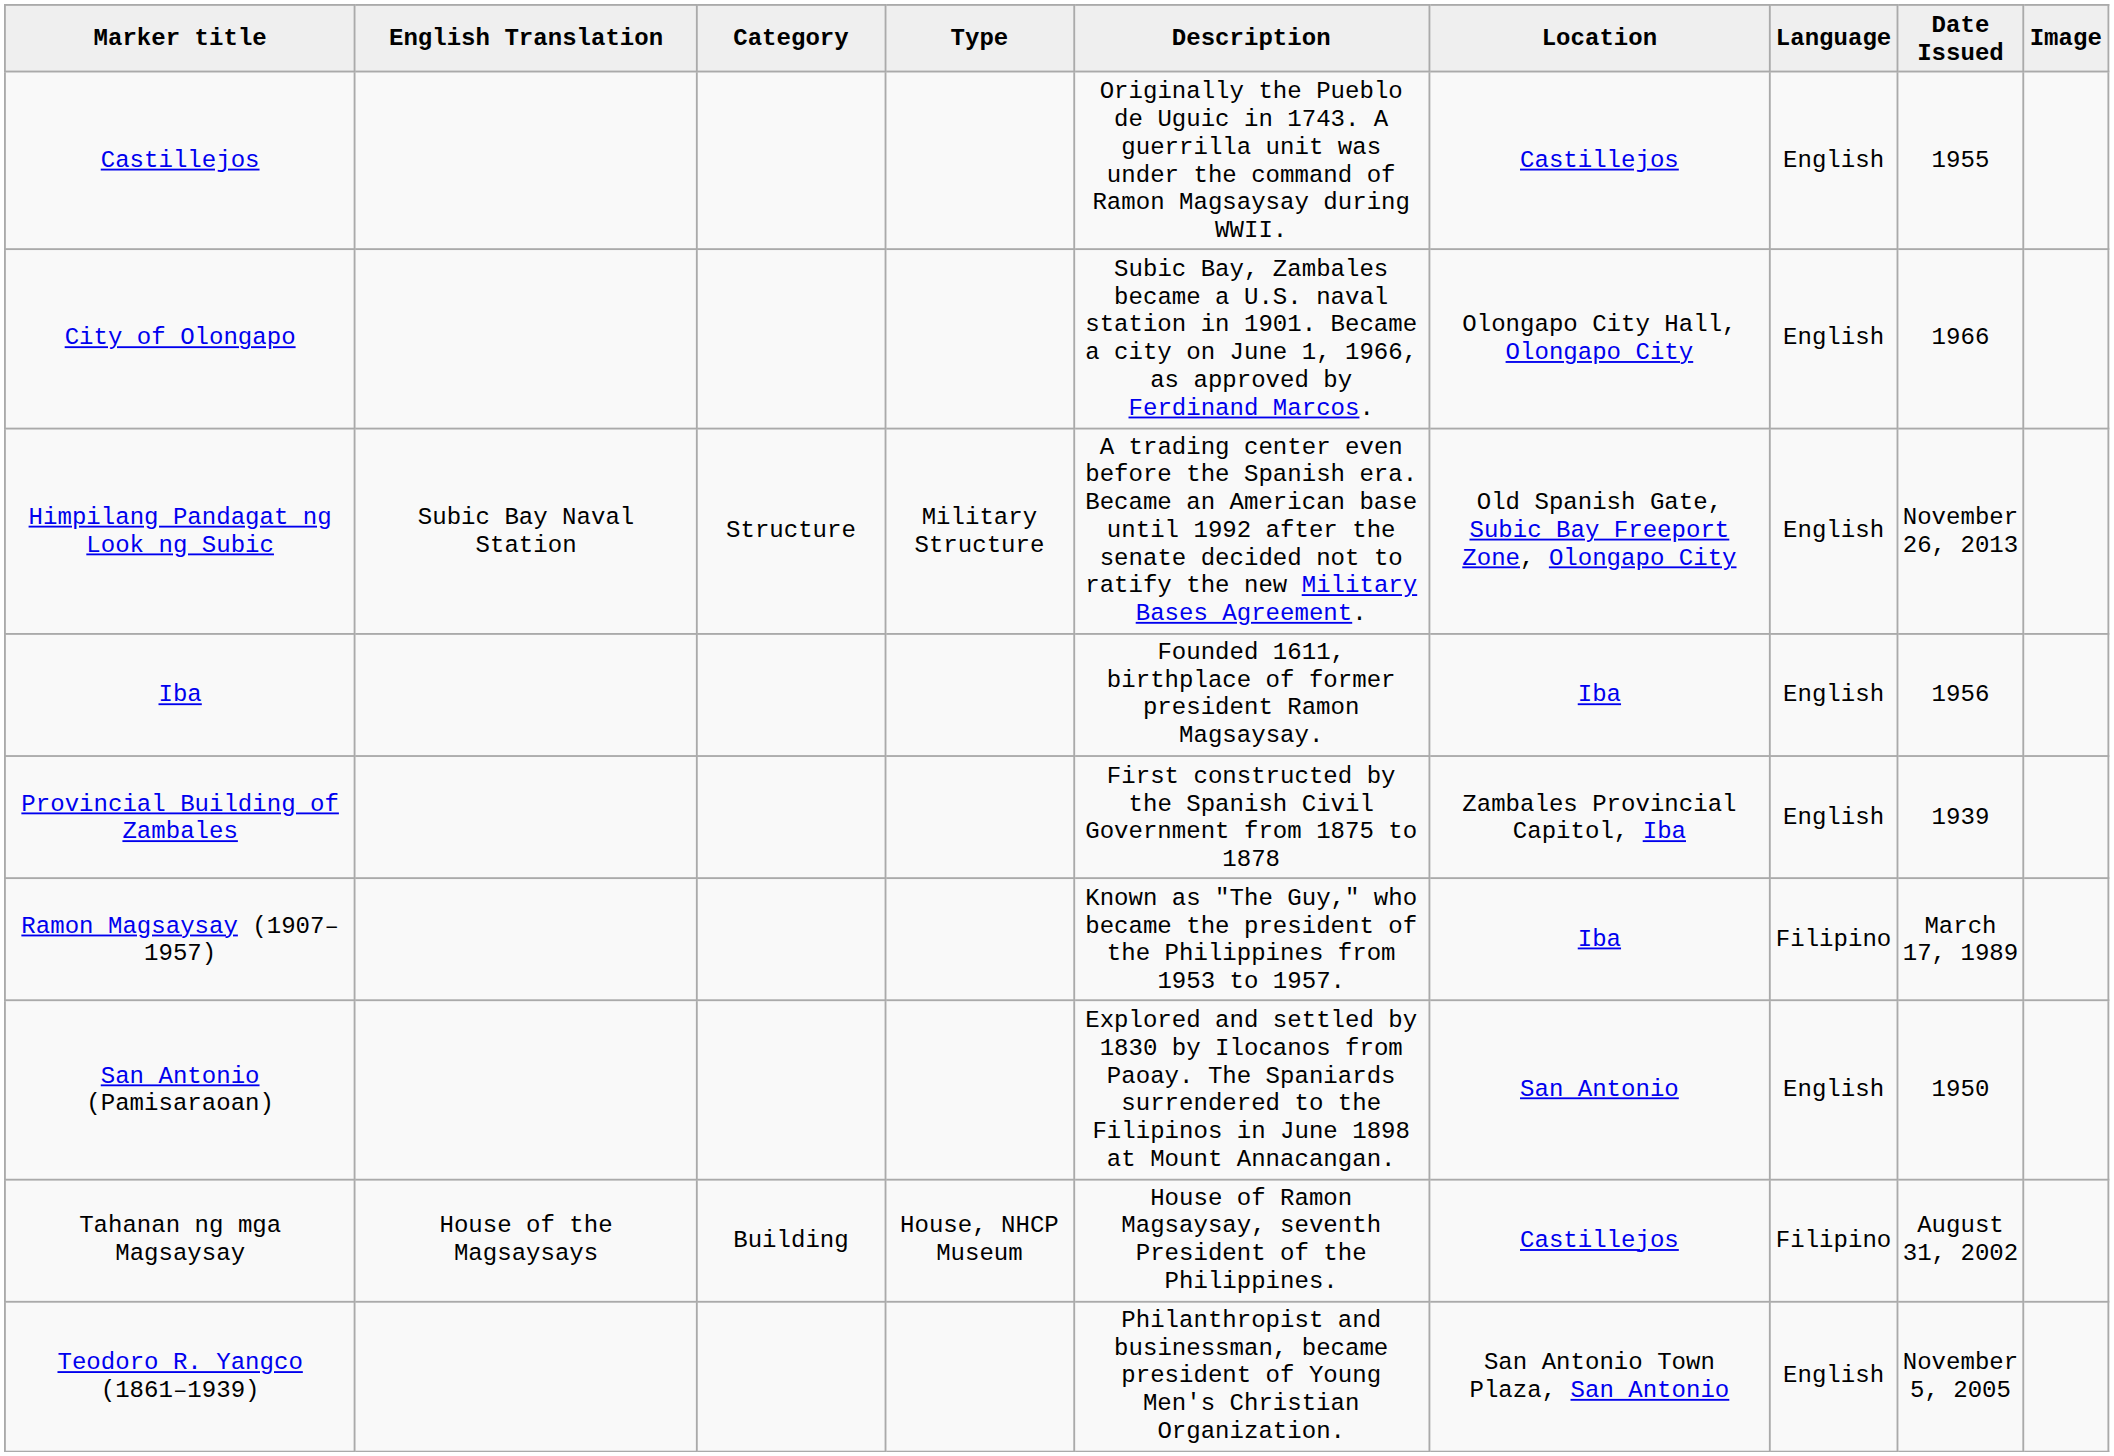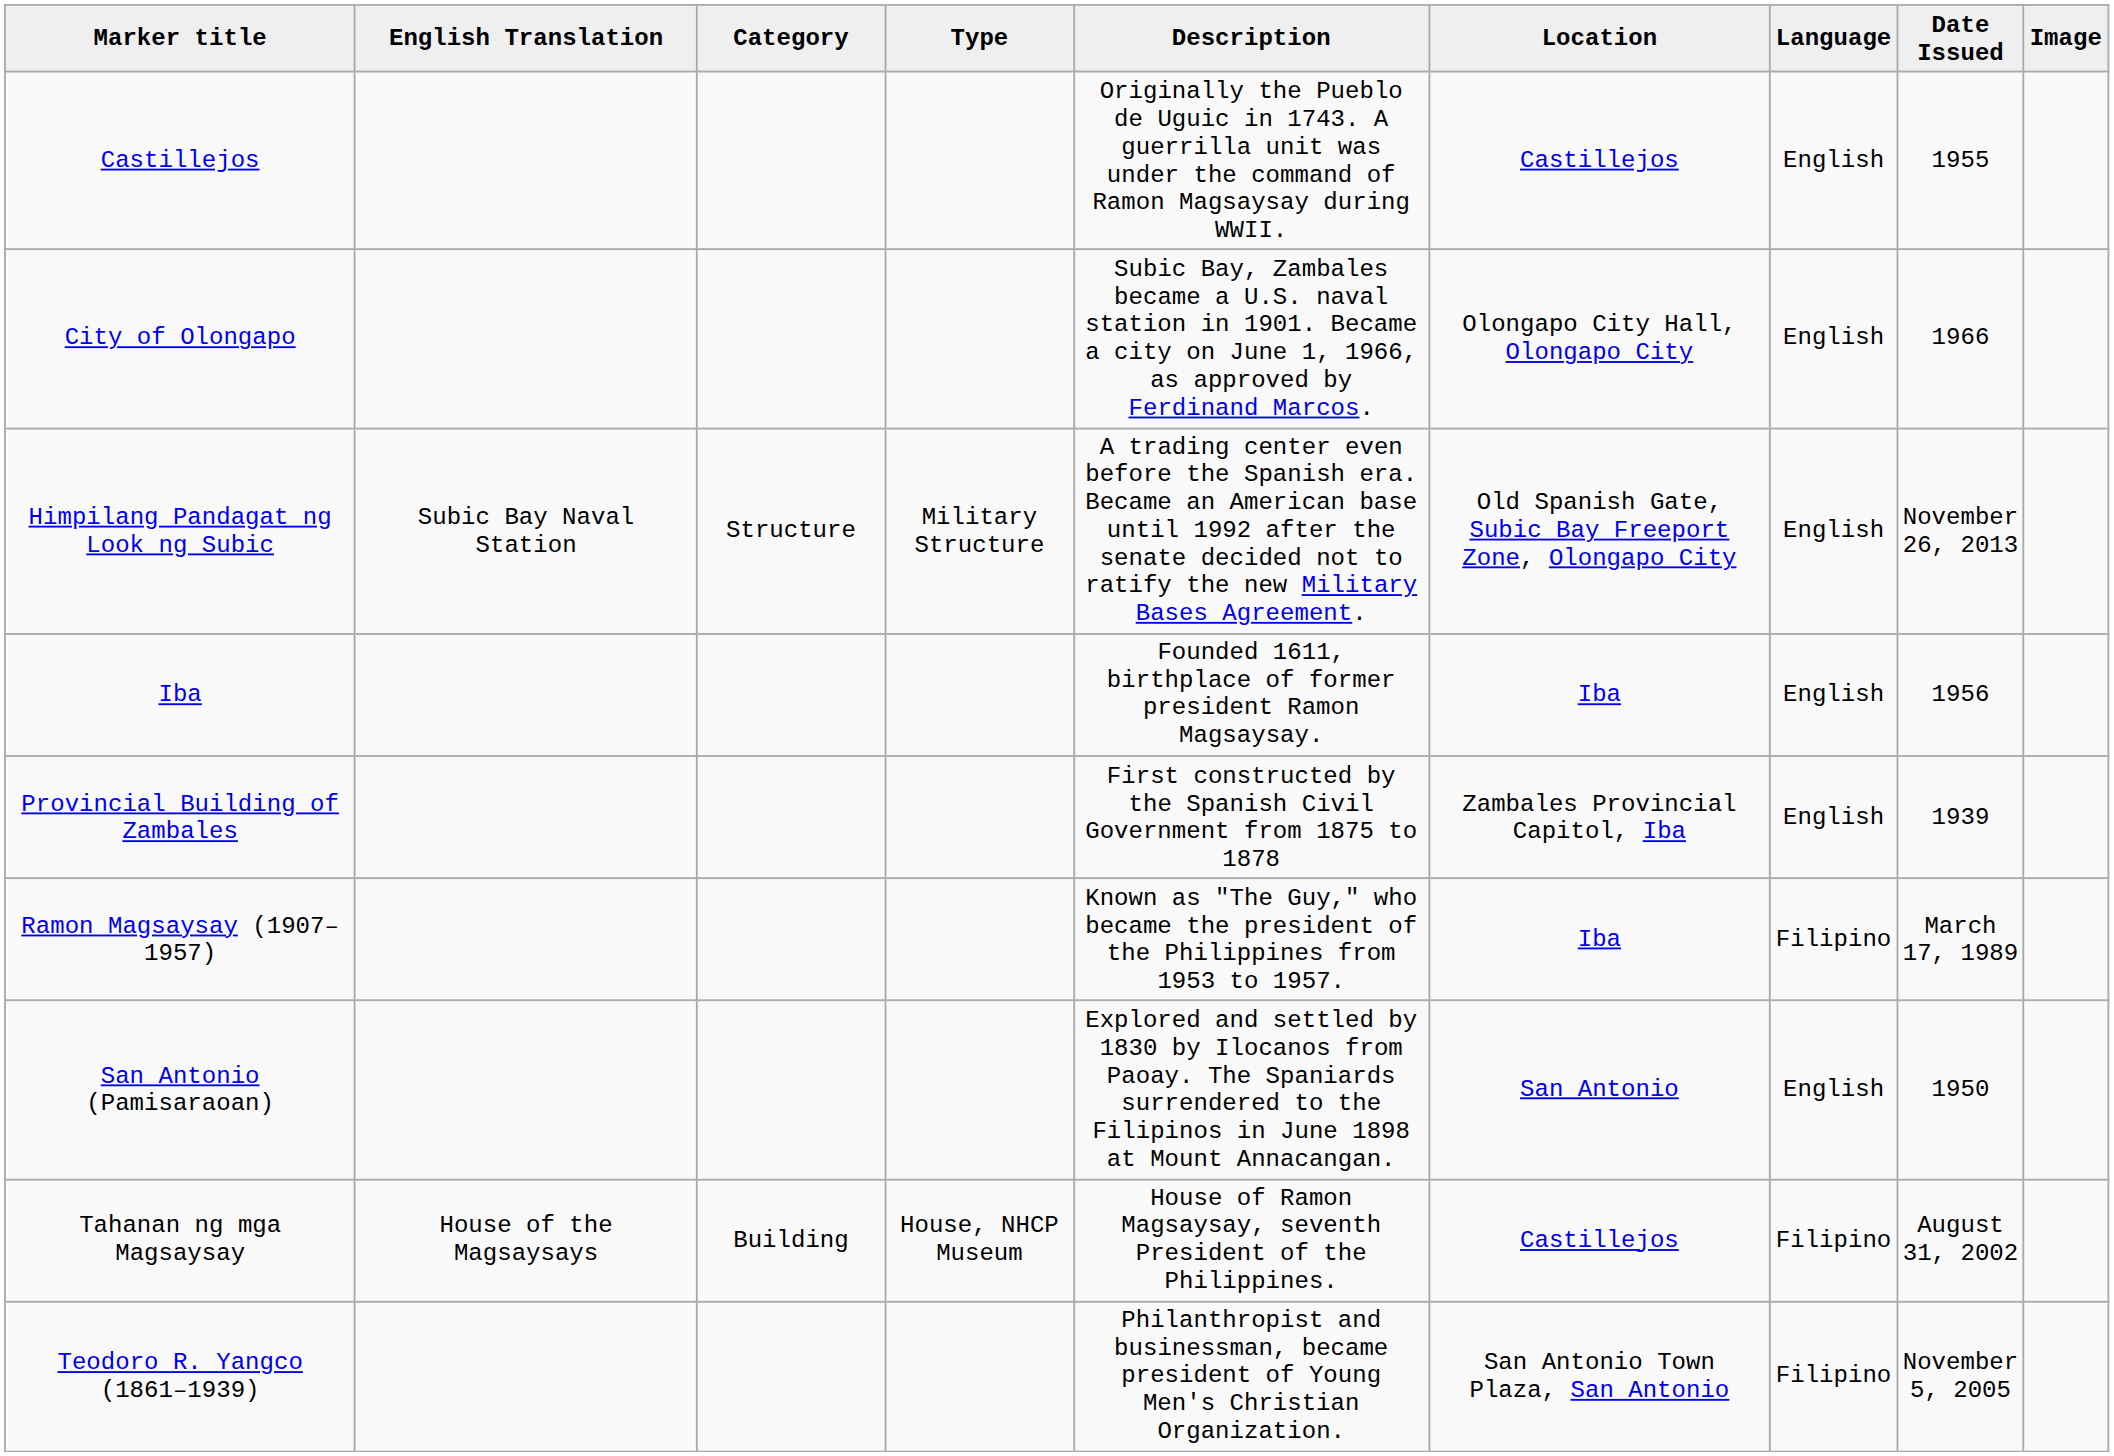(1834, 1376) English -> (1834, 1376) Filipino
